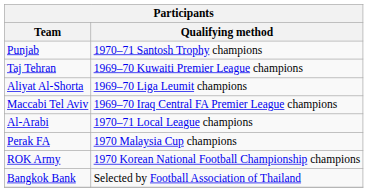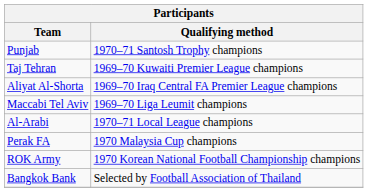(170, 86) 1969–70 Liga Leumit champions -> (215, 86) 1969–70 Iraq Central FA Premier League champions
(215, 104) 1969–70 Iraq Central FA Premier League champions -> (170, 104) 1969–70 Liga Leumit champions
